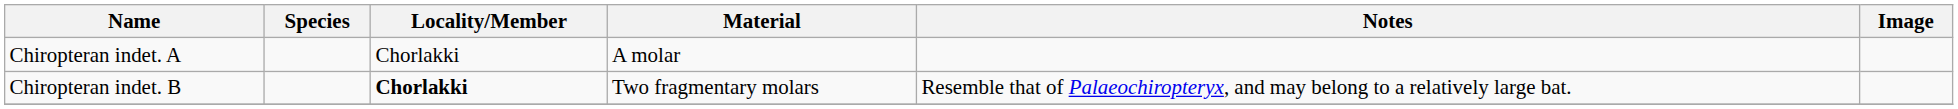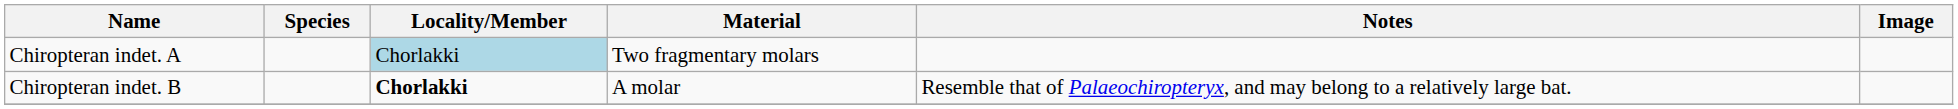(417, 54) no background -> (417, 54) lightblue background
(646, 54) A molar -> (716, 54) Two fragmentary molars
(716, 87) Two fragmentary molars -> (646, 87) A molar
